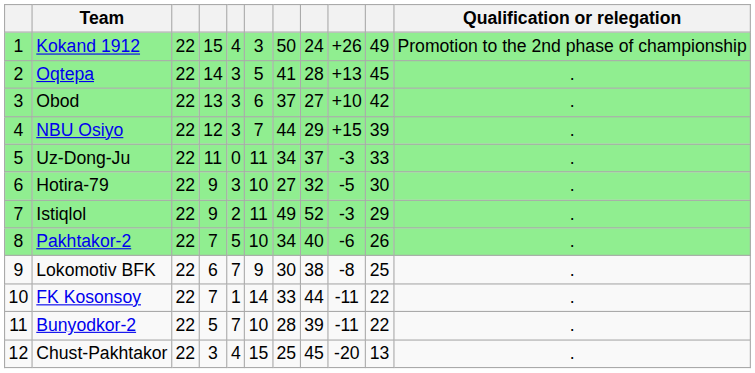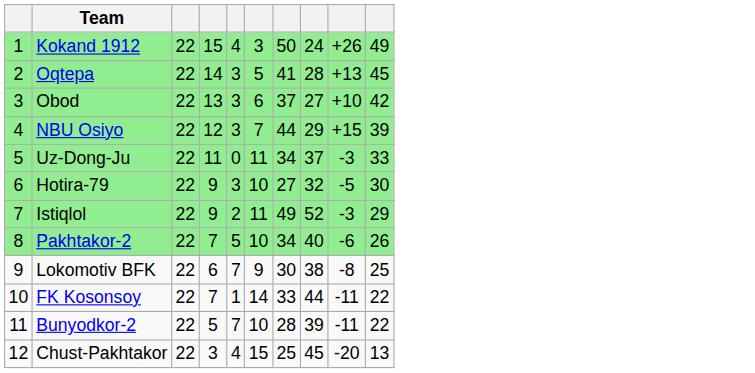- column: (572, 18)
